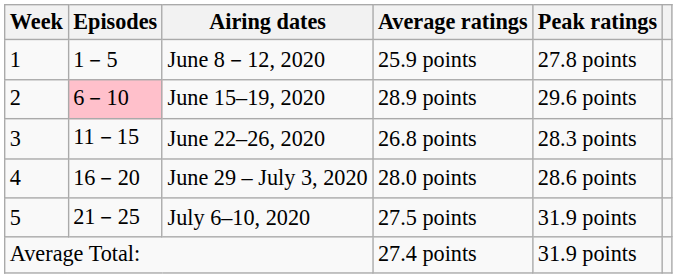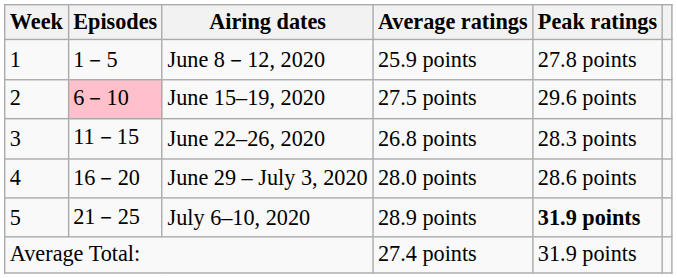(427, 98) 28.9 points -> (427, 98) 27.5 points
(427, 217) 27.5 points -> (427, 217) 28.9 points
(587, 217) normal -> (589, 217) bold
